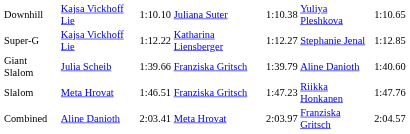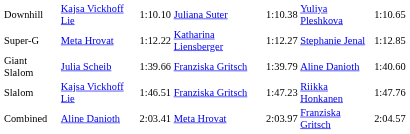(92, 40) Kajsa Vickhoff Lie -> (87, 40) Meta Hrovat
(87, 92) Meta Hrovat -> (92, 92) Kajsa Vickhoff Lie
